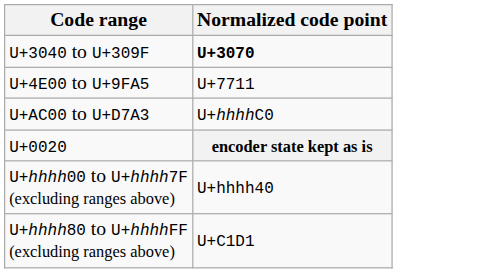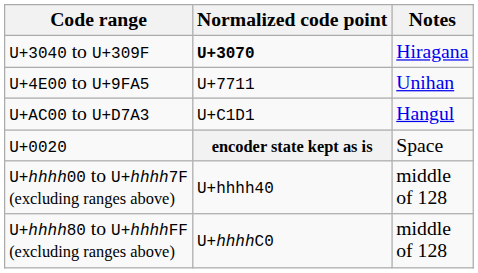+ column: (432, 20)
(235, 116) U+hhhhC0 -> (226, 116) U+C1D1
(226, 243) U+C1D1 -> (235, 243) U+hhhhC0
